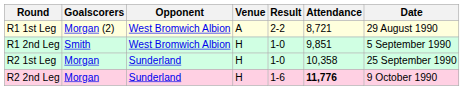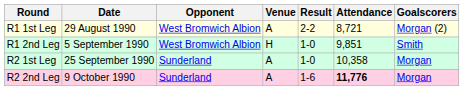columns swapped: (412, 12) <-> (94, 12)
(239, 61) H -> (269, 61) A
(239, 77) H -> (269, 77) A
